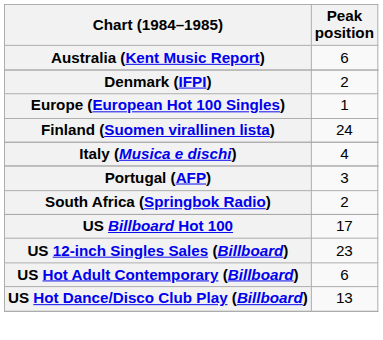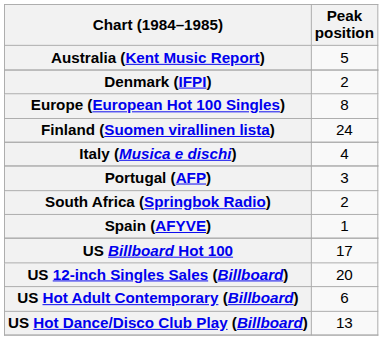(344, 57) 6 -> (344, 57) 5
(344, 105) 1 -> (344, 105) 8
+ row: (158, 226)
(344, 250) 23 -> (344, 274) 20
